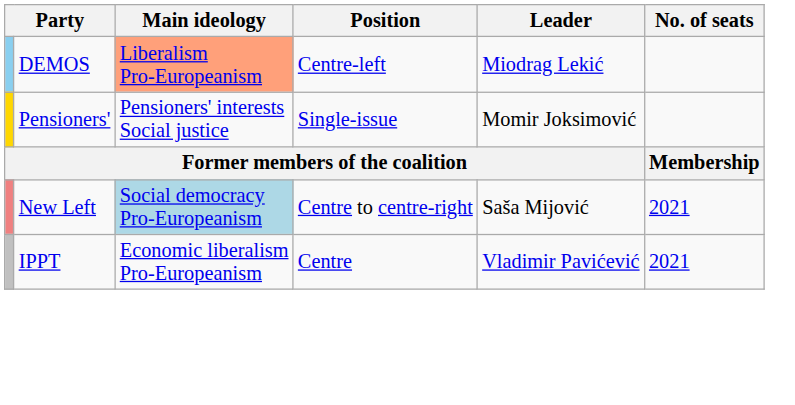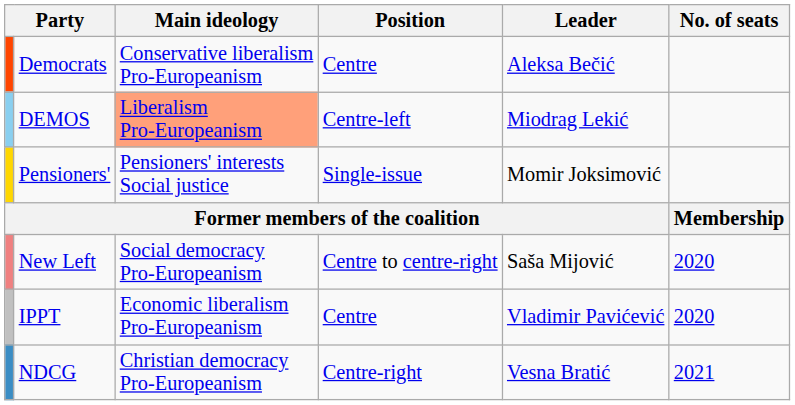+ row: (63, 64)
(192, 206) lightblue background -> (192, 261) no background
(669, 206) 2021 -> (694, 261) 2020
(669, 261) 2021 -> (694, 316) 2020
+ row: (47, 371)
